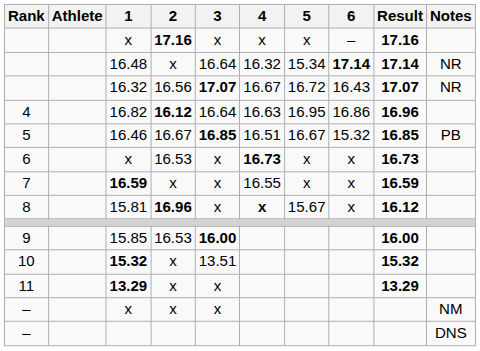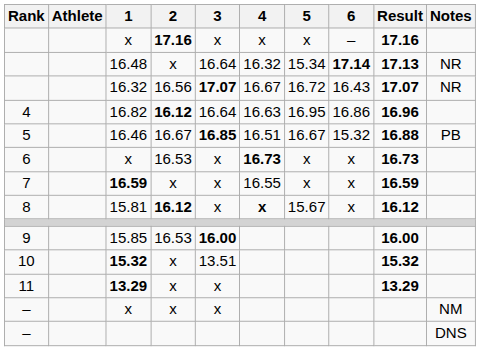(400, 64) 17.14 -> (400, 64) 17.13
(400, 135) 16.85 -> (400, 135) 16.88
(173, 207) 16.96 -> (173, 207) 16.12
